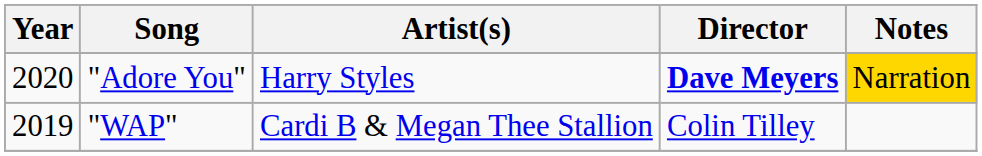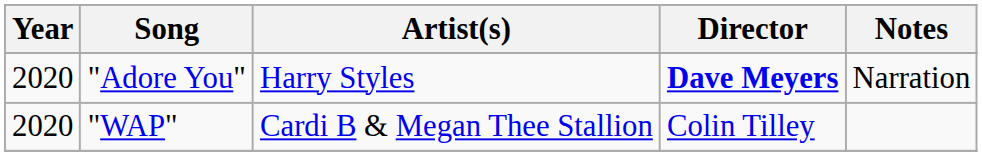(911, 77) gold background -> (911, 77) no background
(43, 126) 2019 -> (43, 126) 2020
